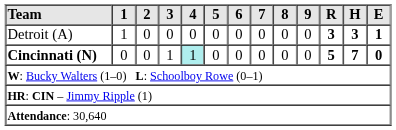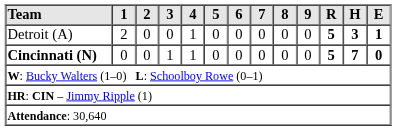(124, 34) 1 -> (124, 34) 2
(193, 34) 0 -> (193, 34) 1
(331, 34) 3 -> (331, 34) 5
(193, 55) paleturquoise background -> (193, 55) no background
